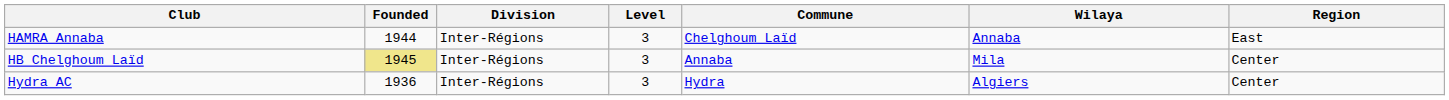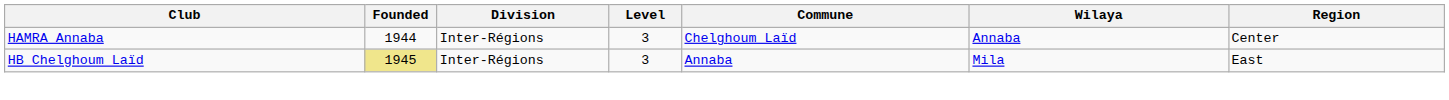(1248, 38) East -> (1256, 38) Center
(1256, 60) Center -> (1248, 60) East
- row: (40, 83)
